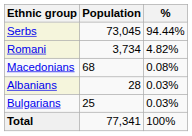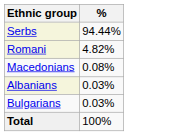- column: (112, 13)
